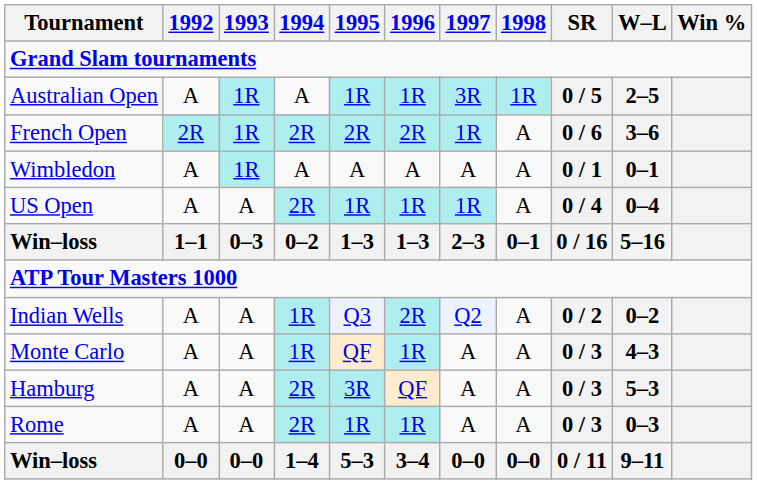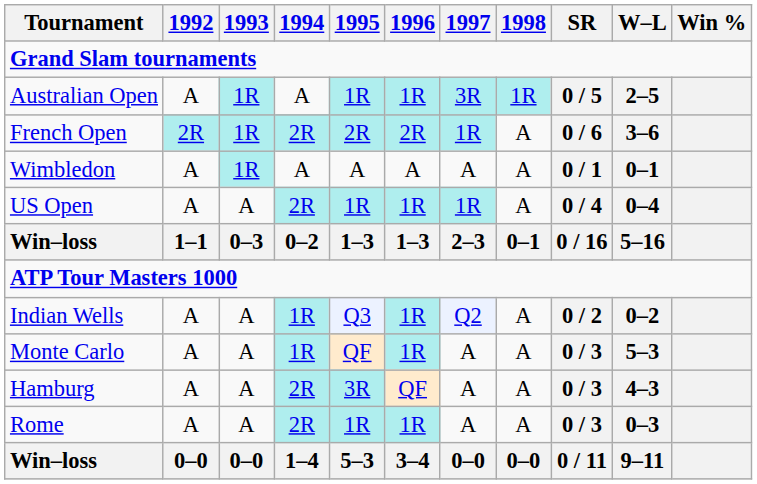(413, 314) 2R -> (413, 314) 1R
(642, 350) 4–3 -> (642, 350) 5–3
(642, 387) 5–3 -> (642, 387) 4–3
